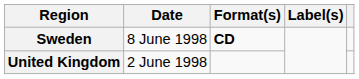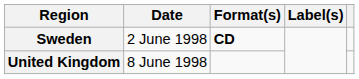(167, 39) 8 June 1998 -> (167, 39) 2 June 1998
(167, 62) 2 June 1998 -> (167, 62) 8 June 1998
